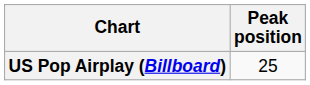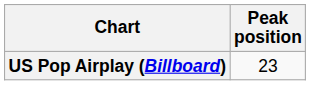(268, 65) 25 -> (268, 65) 23
